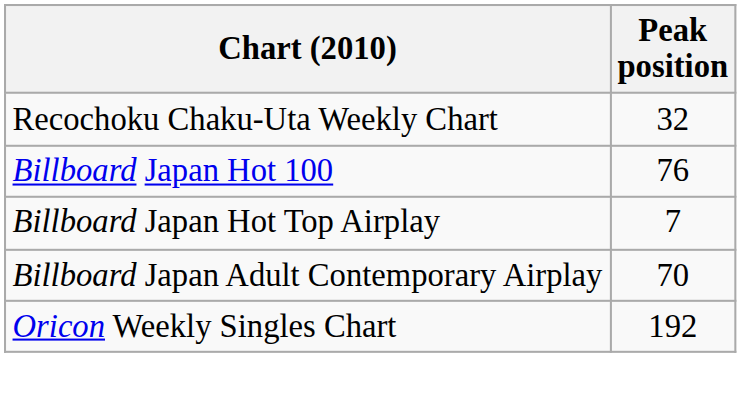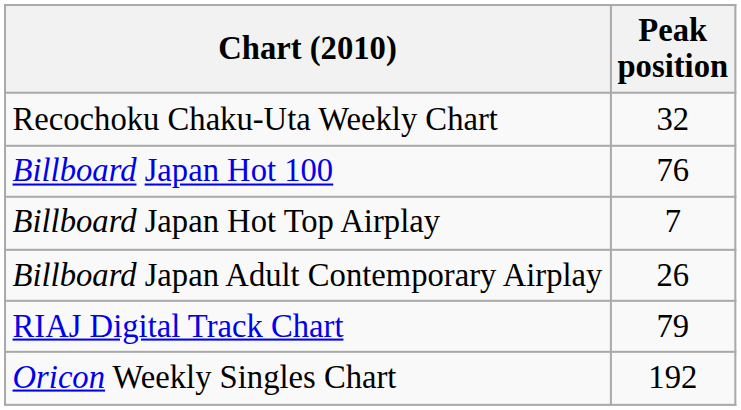(673, 274) 70 -> (673, 274) 26
+ row: (178, 325)
